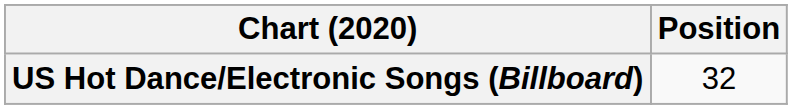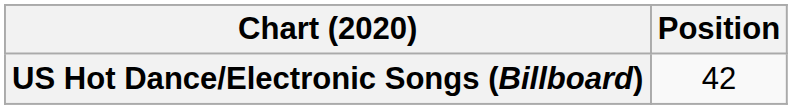(719, 78) 32 -> (719, 78) 42
